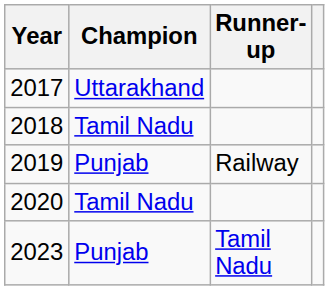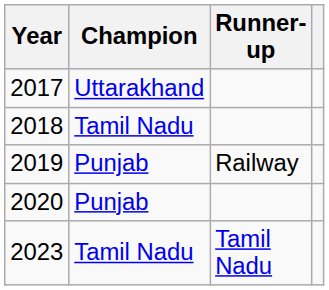(134, 201) Tamil Nadu -> (111, 201) Punjab
(111, 252) Punjab -> (134, 252) Tamil Nadu
